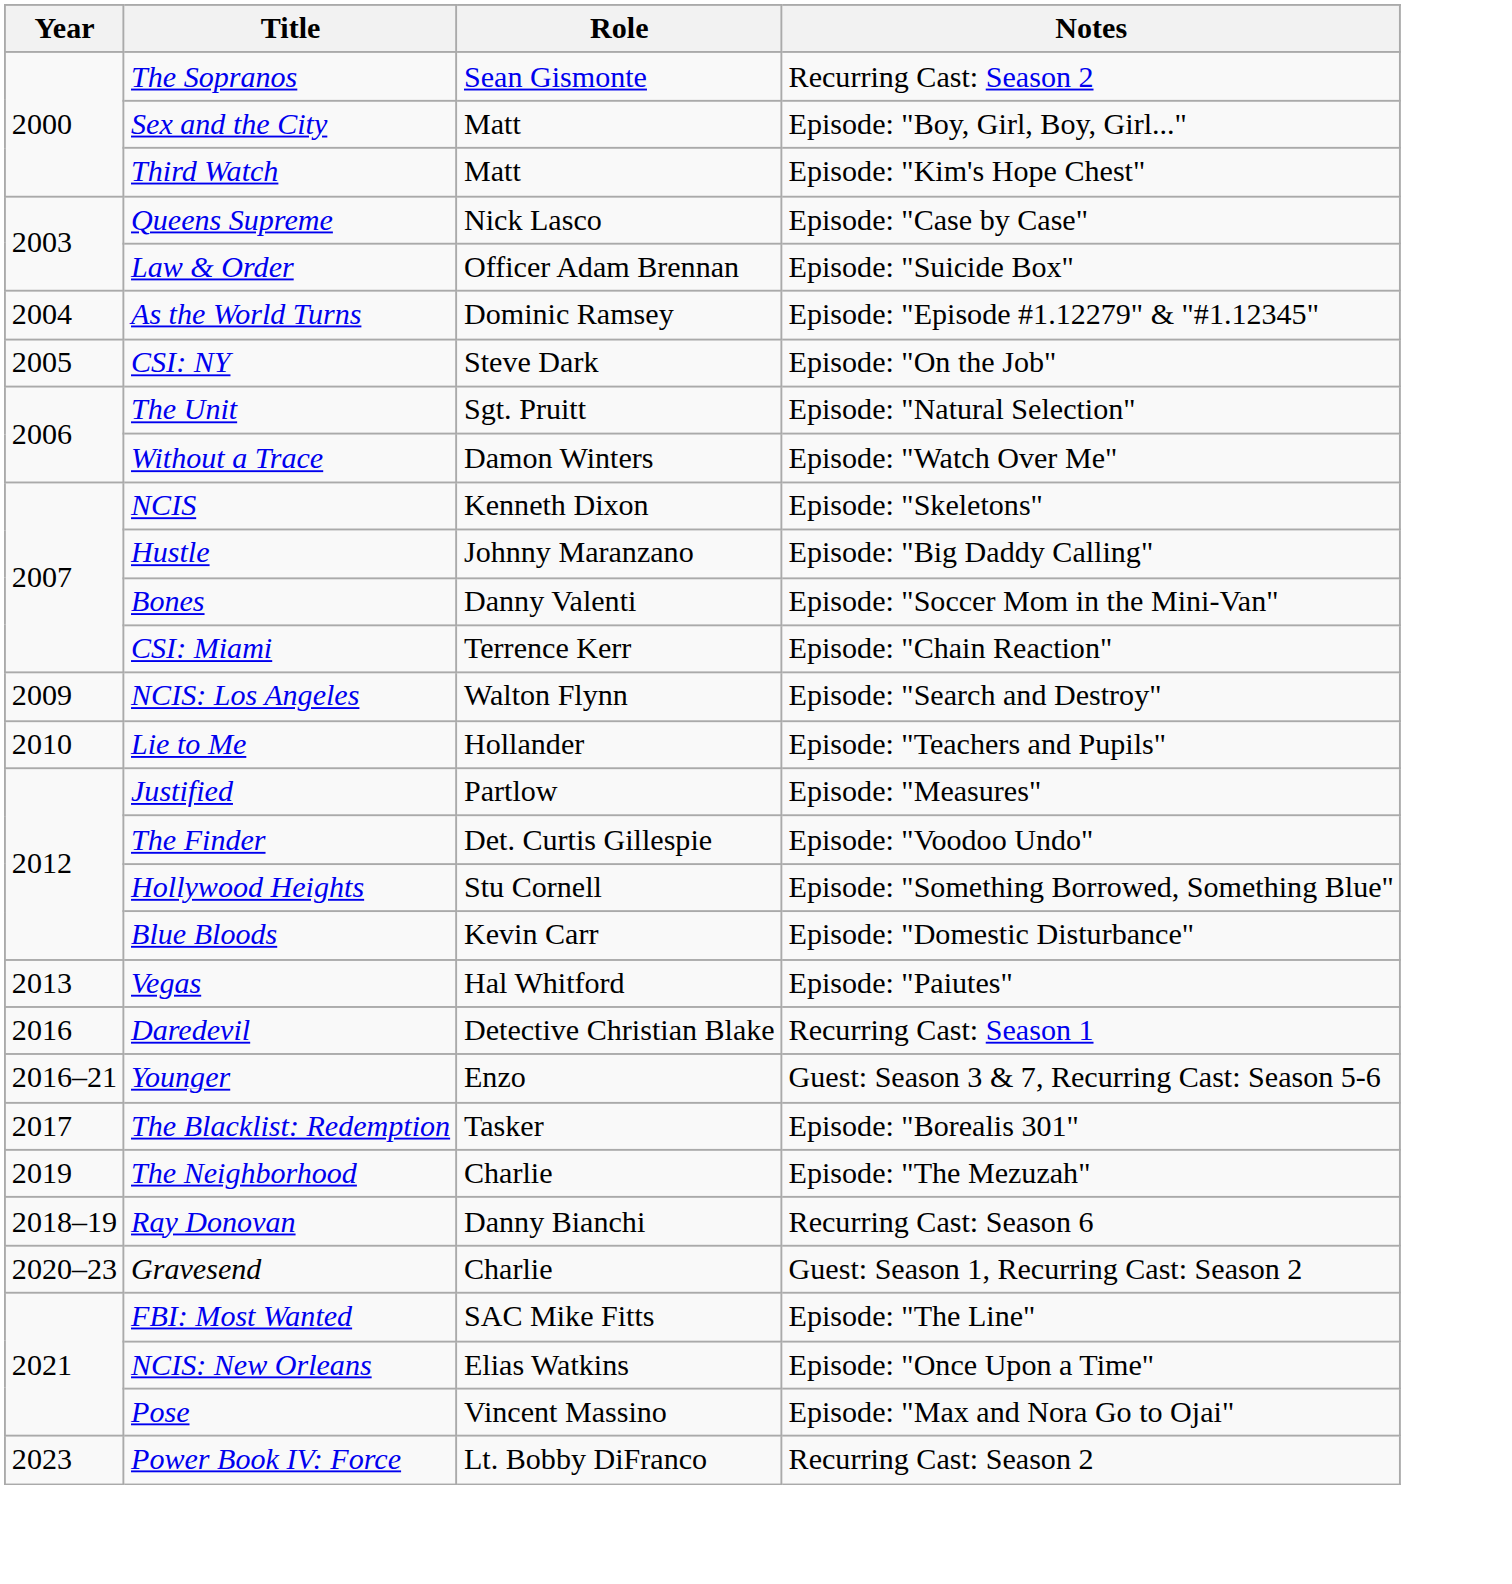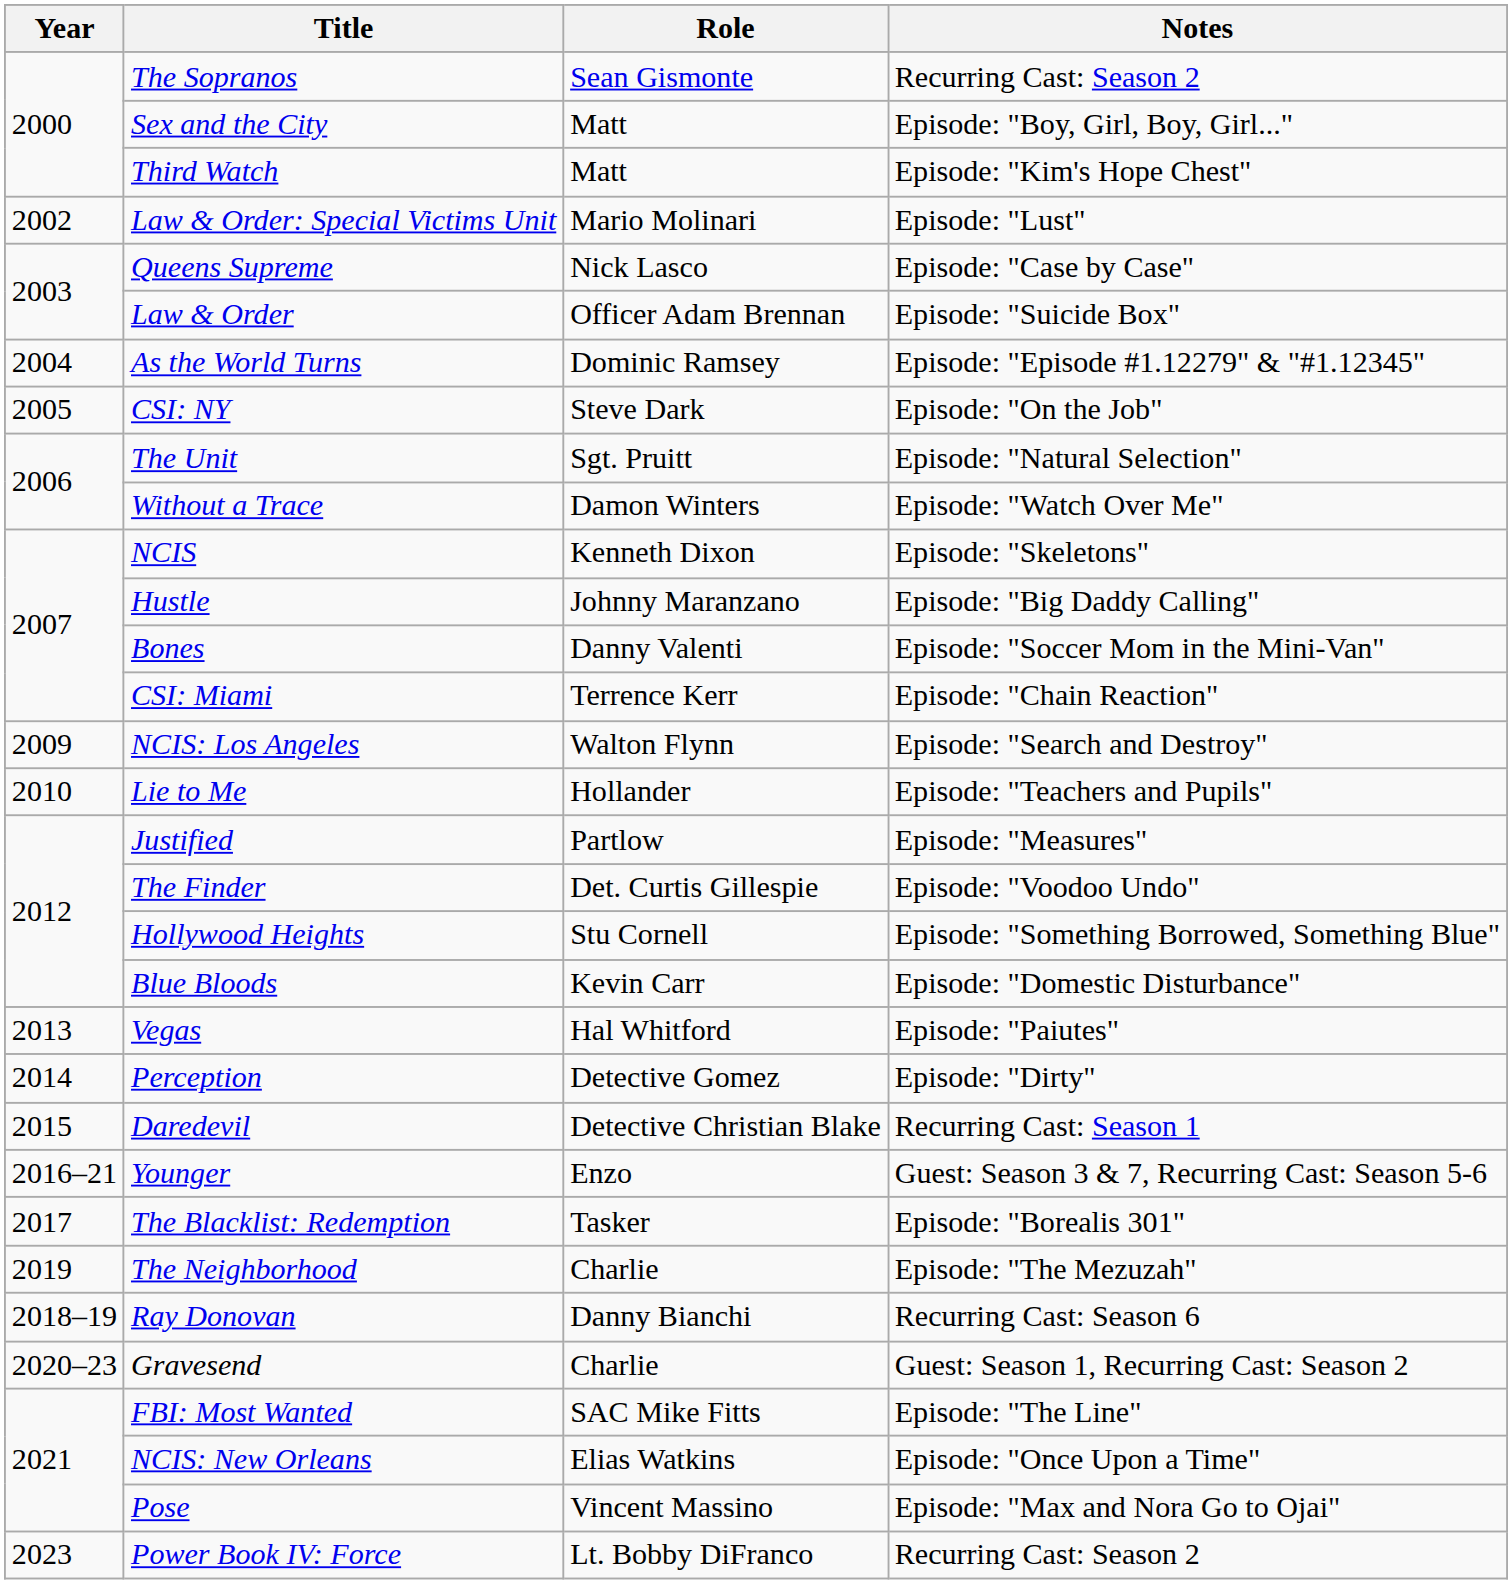+ row: (344, 219)
+ row: (196, 1077)
(42, 1030) 2016 -> (42, 1125) 2015
